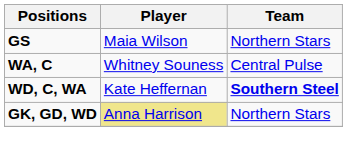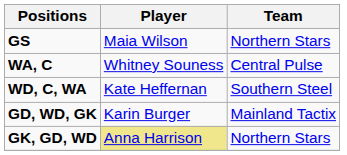(285, 89) bold -> (281, 89) normal
+ row: (52, 114)
